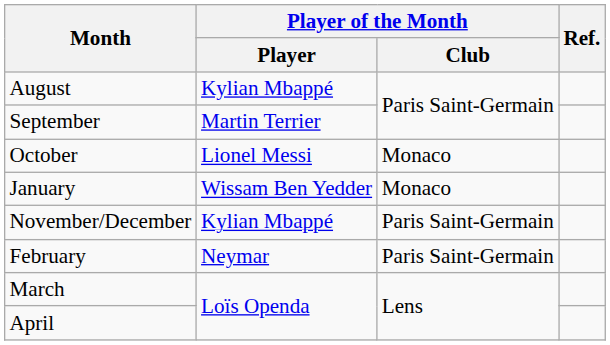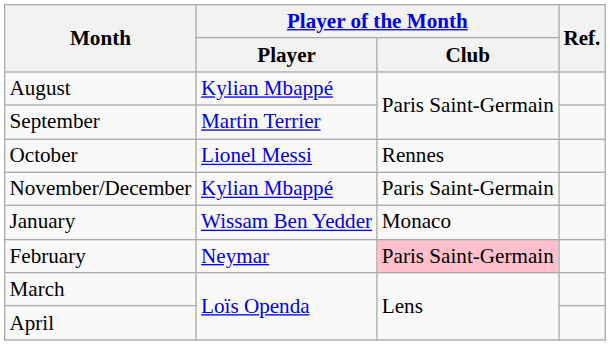(416, 155) Monaco -> (413, 155) Rennes
rows swapped: (100, 222) <-> (42, 188)
(468, 255) no background -> (468, 255) pink background
